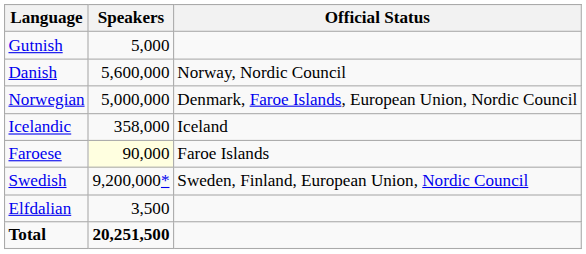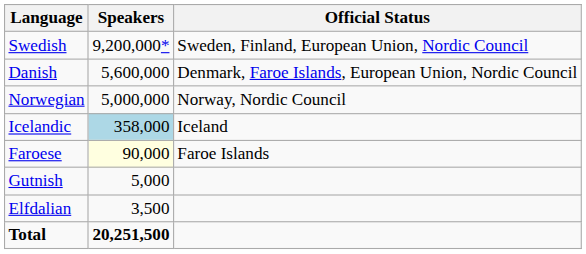rows swapped: (37, 180) <-> (36, 45)
(262, 72) Norway, Nordic Council -> (377, 72) Denmark, Faroe Islands, European Union, Nordic Council
(377, 99) Denmark, Faroe Islands, European Union, Nordic Council -> (262, 99) Norway, Nordic Council
(142, 126) no background -> (142, 126) lightblue background
